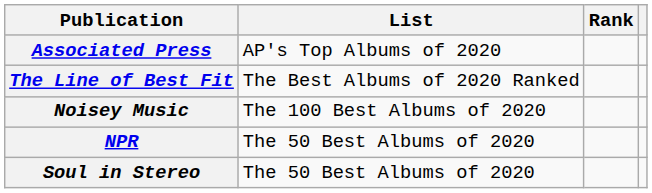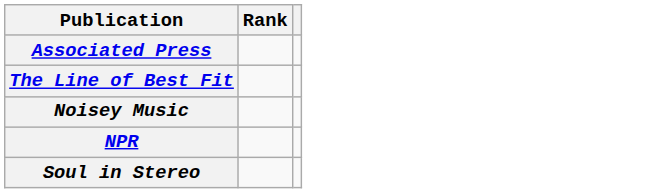- column: (411, 20)
